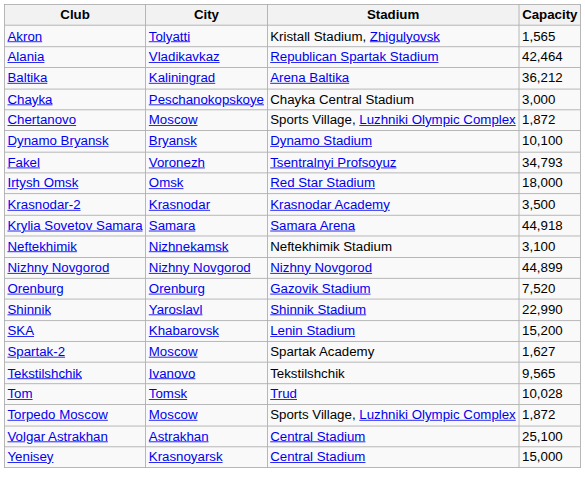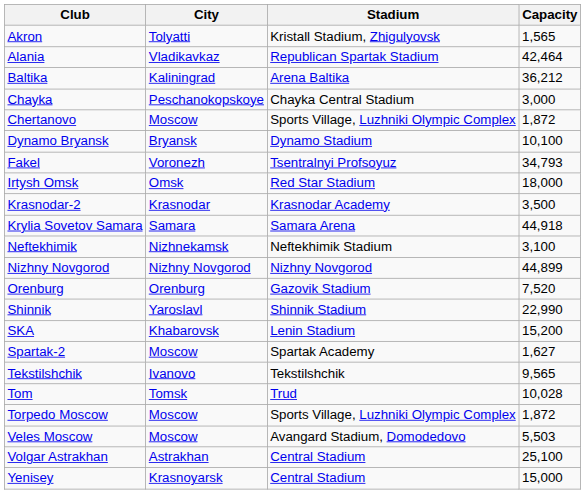+ row: (50, 436)
